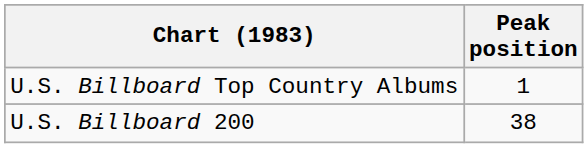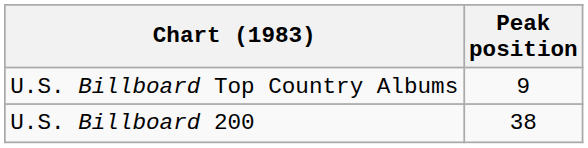(523, 86) 1 -> (523, 86) 9
